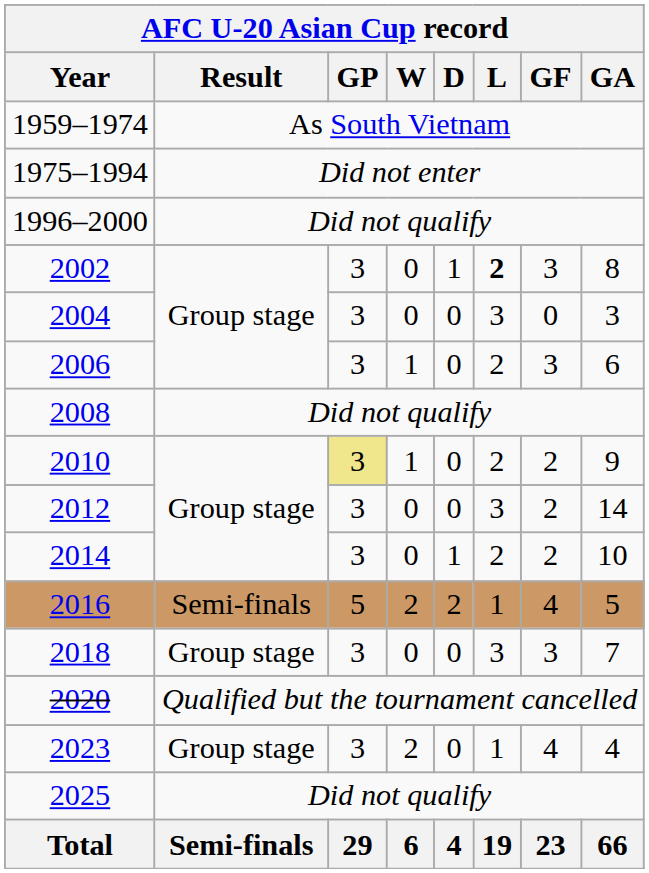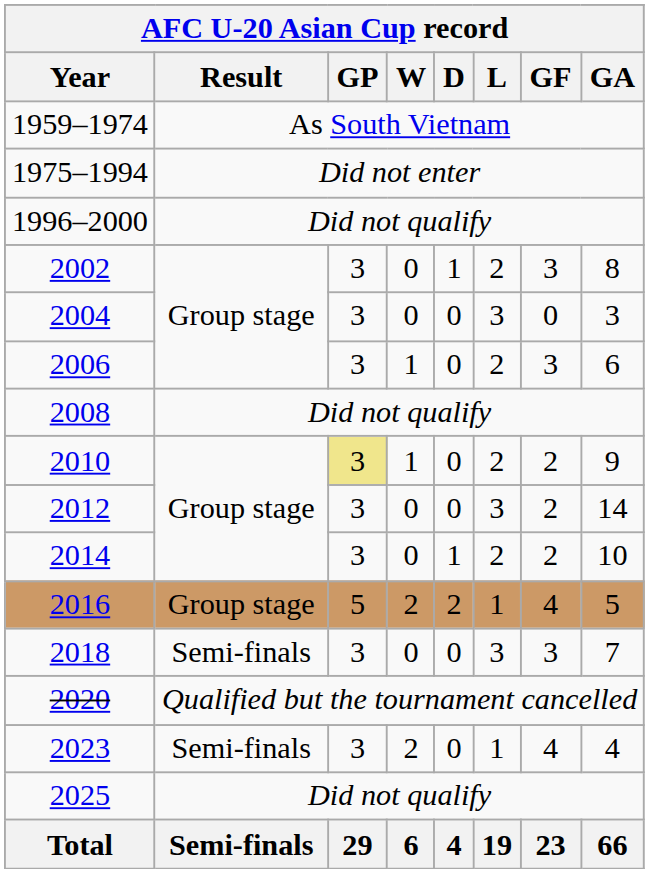(497, 268) bold -> (497, 268) normal
(241, 603) Semi-finals -> (241, 603) Group stage
(241, 651) Group stage -> (241, 651) Semi-finals
(241, 747) Group stage -> (241, 747) Semi-finals
